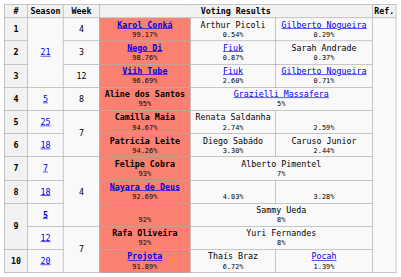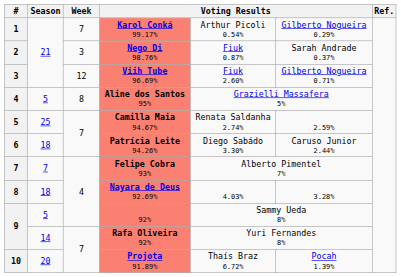(81, 29) 4 -> (81, 29) 7
(45, 215) bold -> (45, 215) normal
(45, 238) 12 -> (45, 238) 14
